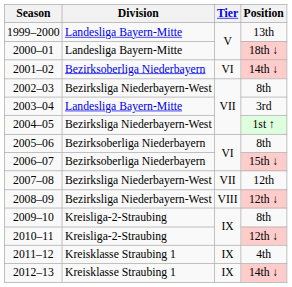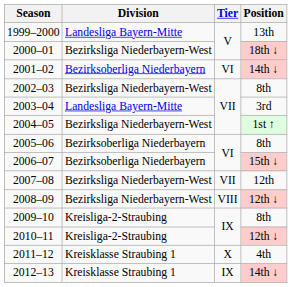(124, 50) Landesliga Bayern-Mitte -> (138, 50) Bezirksliga Niederbayern-West
(228, 254) IX -> (228, 254) X
